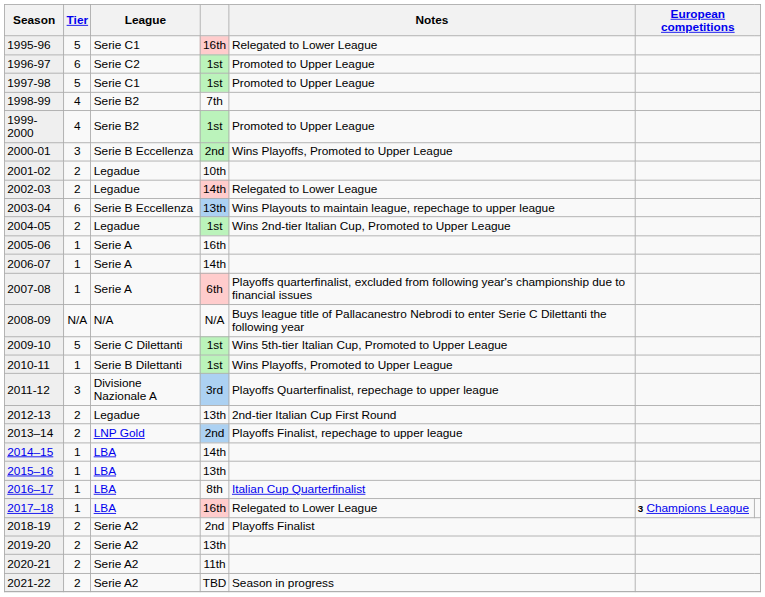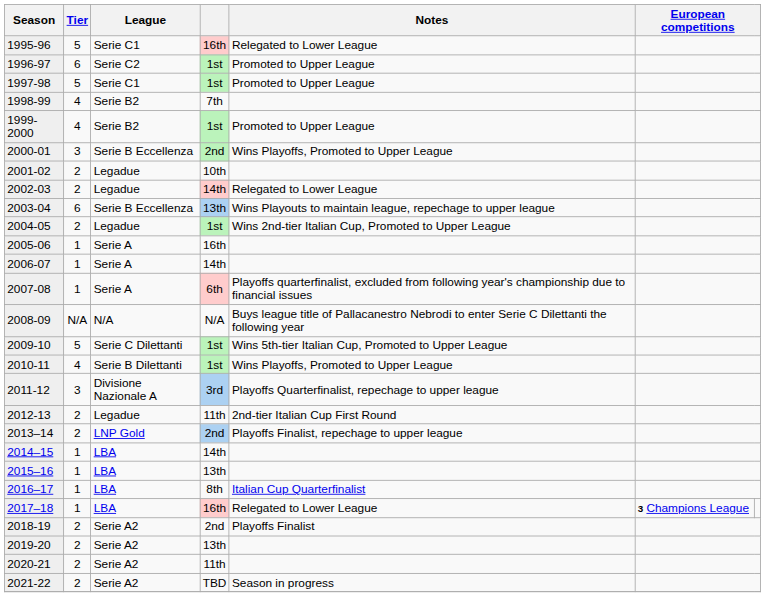(77, 364) 1 -> (77, 364) 4
(215, 414) 13th -> (215, 414) 11th
